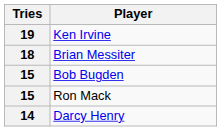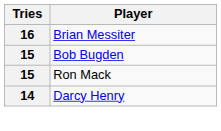- row: (82, 34)
(27, 55) 18 -> (27, 34) 16
